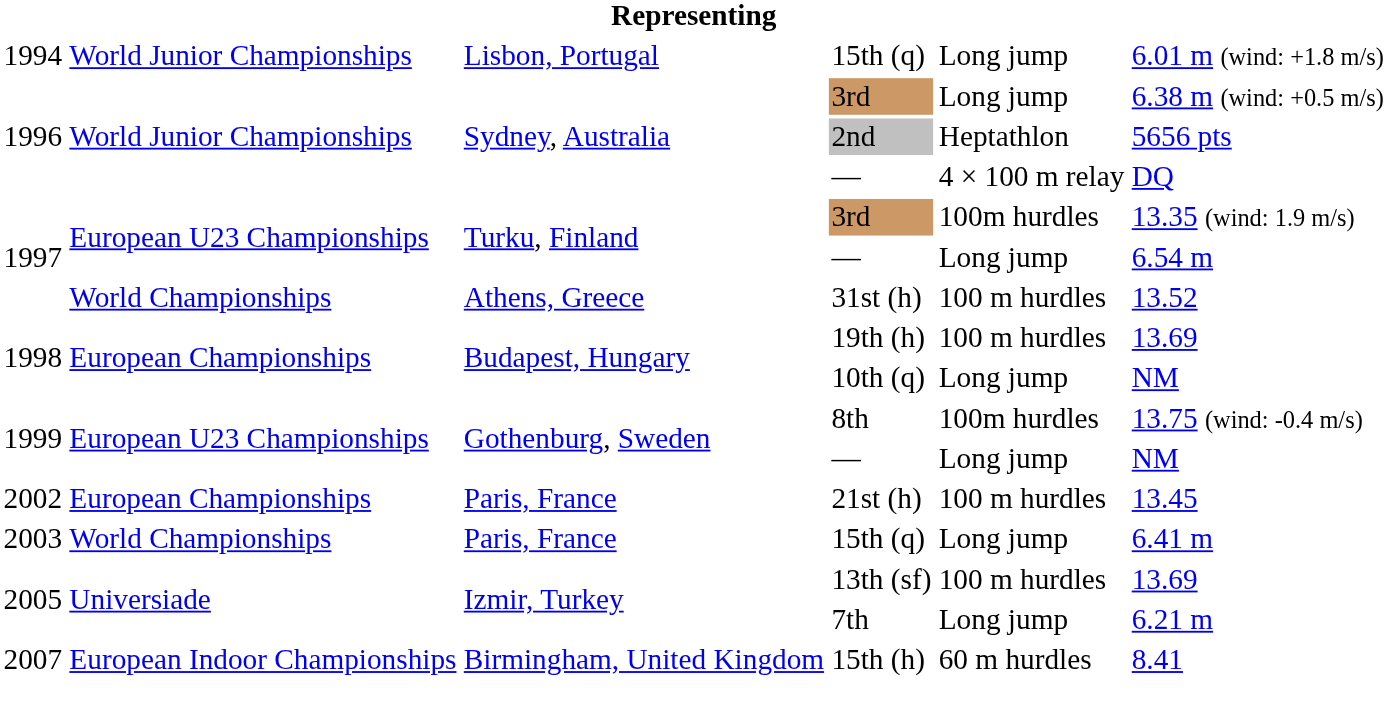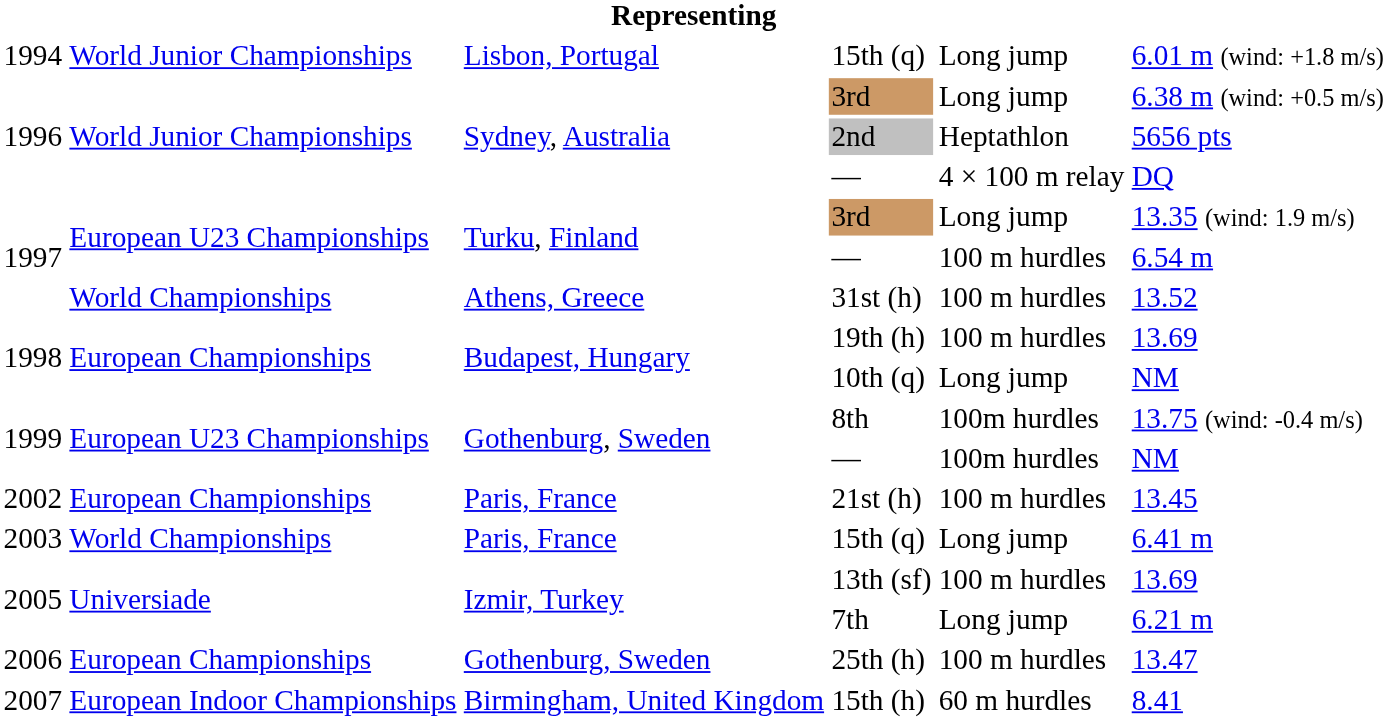(1019, 216) 100m hurdles -> (1003, 216) Long jump
(1003, 257) Long jump -> (1022, 257) 100 m hurdles
(1003, 458) Long jump -> (1019, 458) 100m hurdles
+ row: (33, 659)
